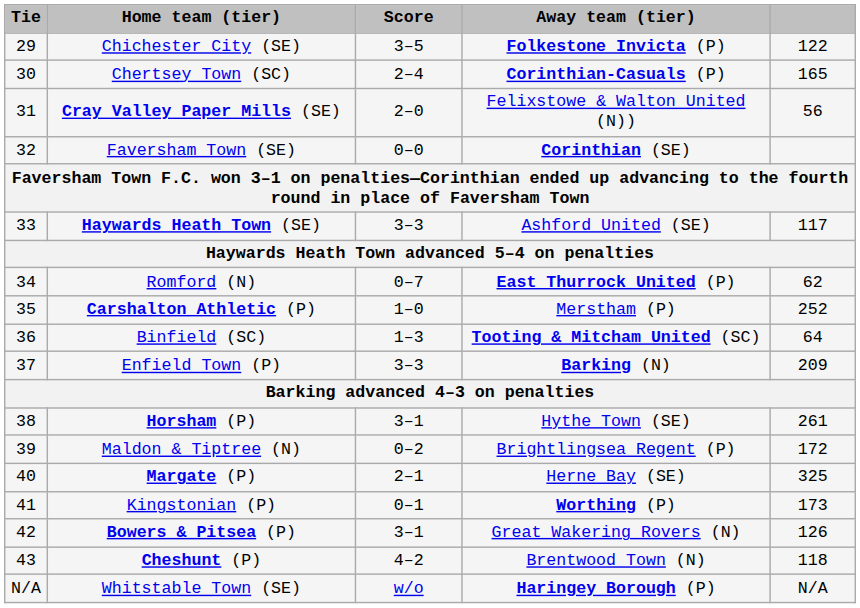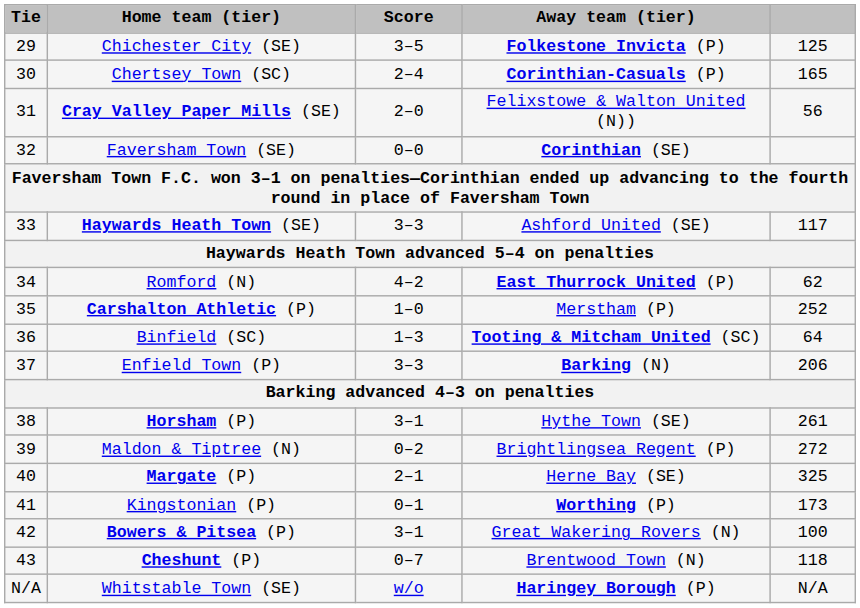(813, 46) 122 -> (813, 46) 125
(409, 281) 0–7 -> (409, 281) 4–2
(813, 365) 209 -> (813, 365) 206
(813, 449) 172 -> (813, 449) 272
(813, 533) 126 -> (813, 533) 100
(409, 561) 4–2 -> (409, 561) 0–7
